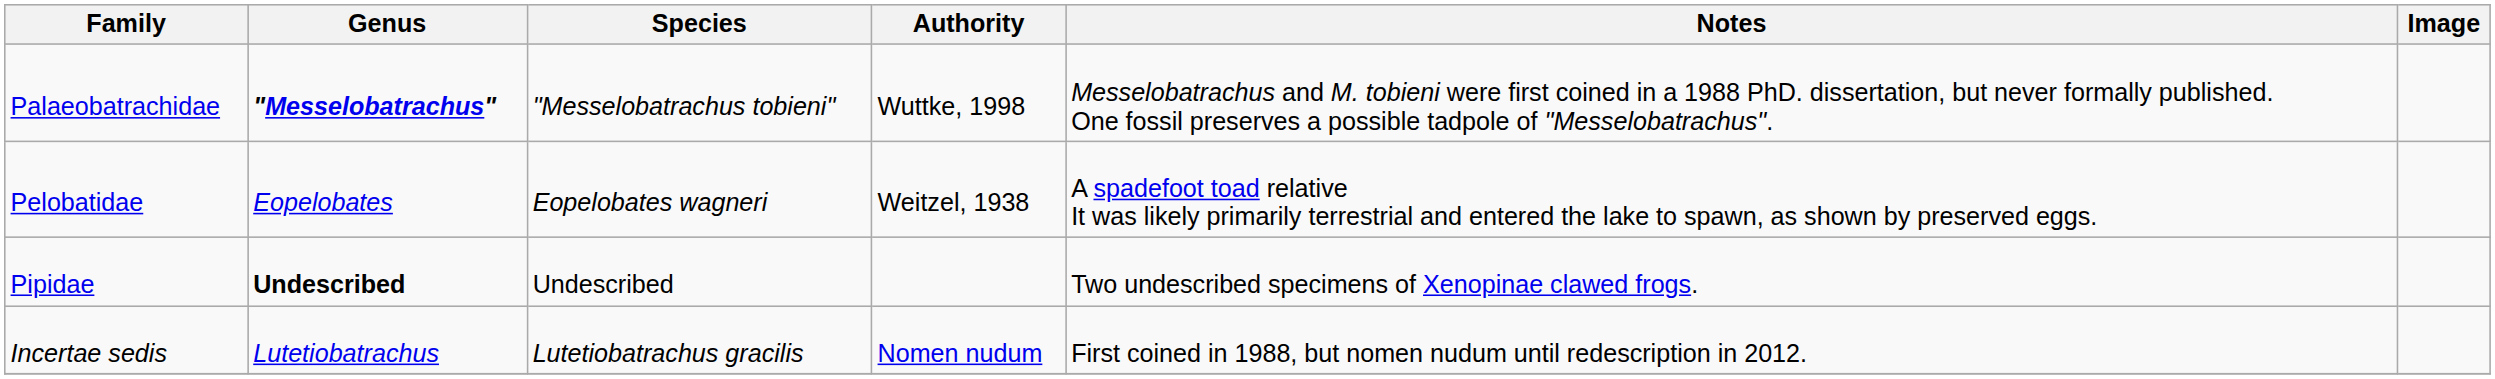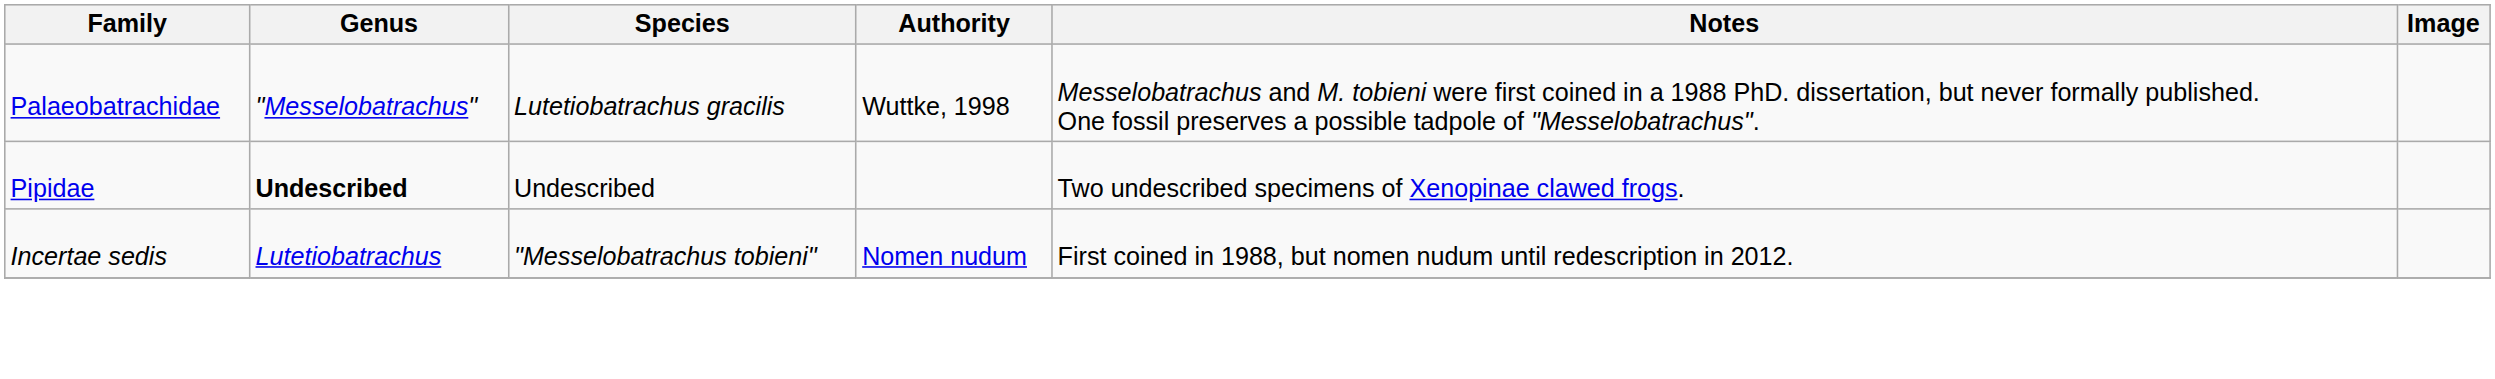(375, 106) bold -> (366, 106) normal
(684, 106) "Messelobatrachus tobieni" -> (649, 106) Lutetiobatrachus gracilis
- row: (77, 203)
(668, 353) Lutetiobatrachus gracilis -> (665, 256) "Messelobatrachus tobieni"
